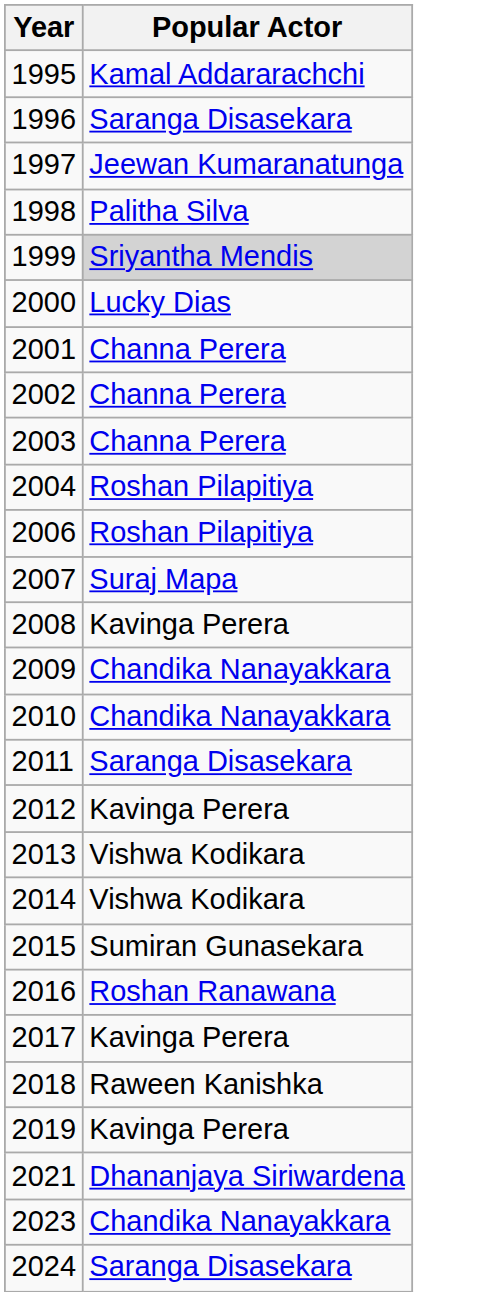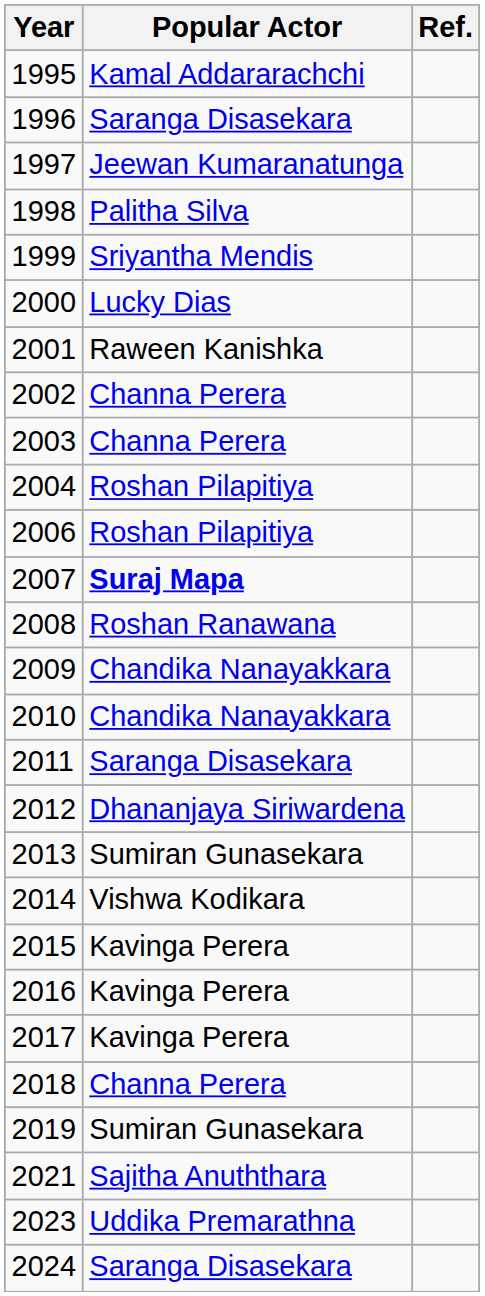+ column: (446, 27)
(201, 257) lightgrey background -> (201, 257) no background
(188, 348) Channa Perera -> (206, 348) Raween Kanishka
(163, 578) normal -> (167, 578) bold
(189, 624) Kavinga Perera -> (213, 624) Roshan Ranawana
(189, 808) Kavinga Perera -> (247, 808) Dhananjaya Siriwardena
(197, 854) Vishwa Kodikara -> (226, 854) Sumiran Gunasekara
(226, 946) Sumiran Gunasekara -> (189, 946) Kavinga Perera
(213, 991) Roshan Ranawana -> (189, 991) Kavinga Perera
(206, 1083) Raween Kanishka -> (188, 1083) Channa Perera
(189, 1129) Kavinga Perera -> (226, 1129) Sumiran Gunasekara
(247, 1175) Dhananjaya Siriwardena -> (208, 1175) Sajitha Anuththara
(240, 1221) Chandika Nanayakkara -> (222, 1221) Uddika Premarathna
